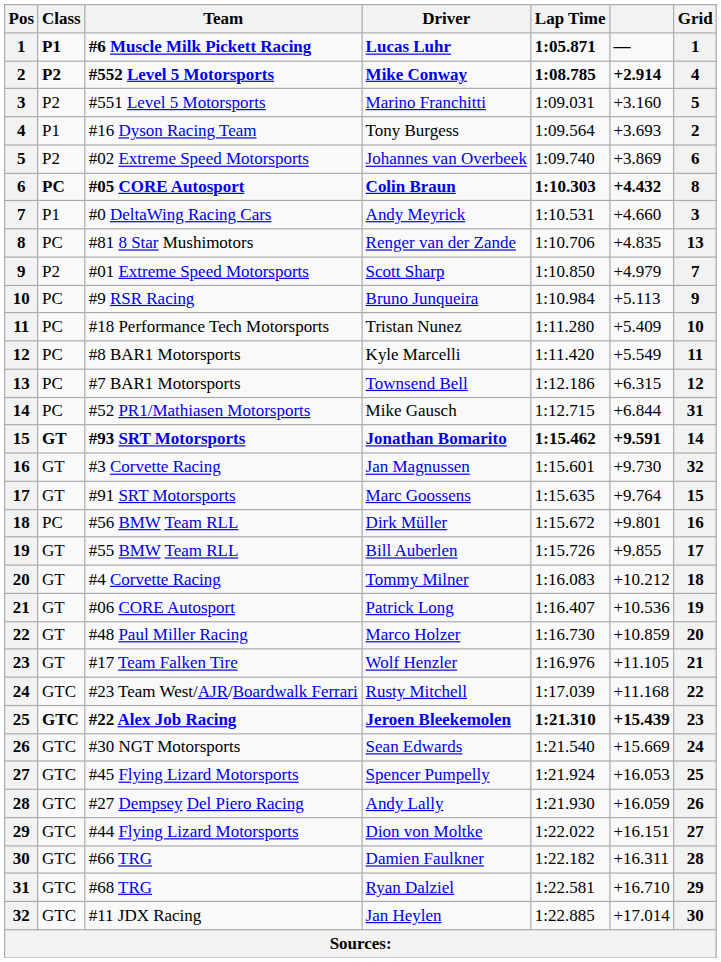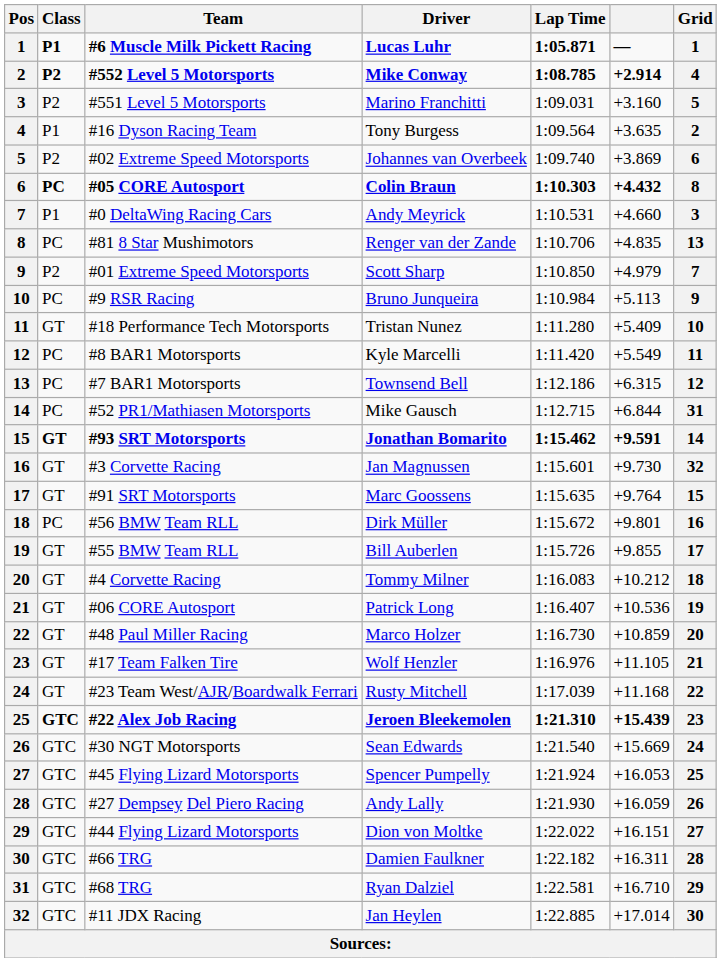(637, 131) +3.693 -> (637, 131) +3.635
(52, 327) PC -> (53, 327) GT
(59, 691) GTC -> (53, 691) GT
